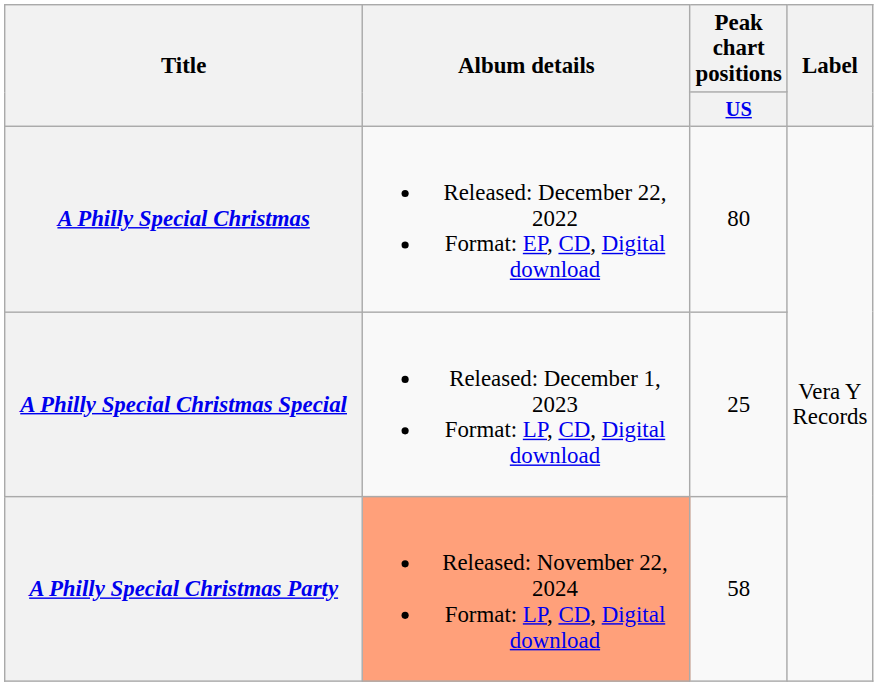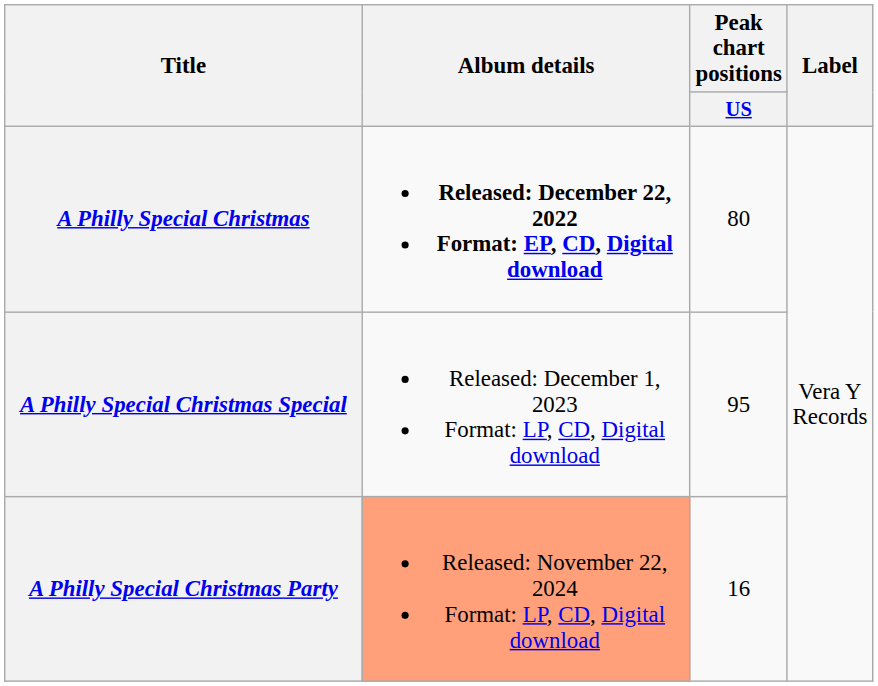(526, 232) normal -> (526, 232) bold
(739, 403) 25 -> (739, 403) 95
(739, 588) 58 -> (739, 588) 16
